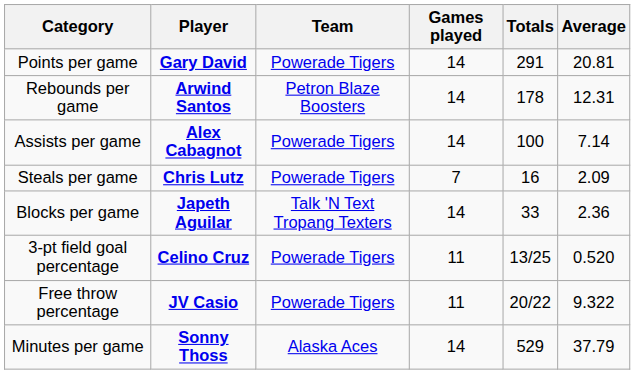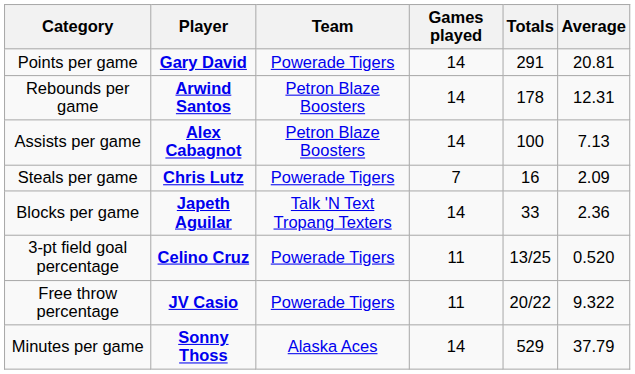(333, 142) Powerade Tigers -> (333, 142) Petron Blaze Boosters
(594, 142) 7.14 -> (594, 142) 7.13
